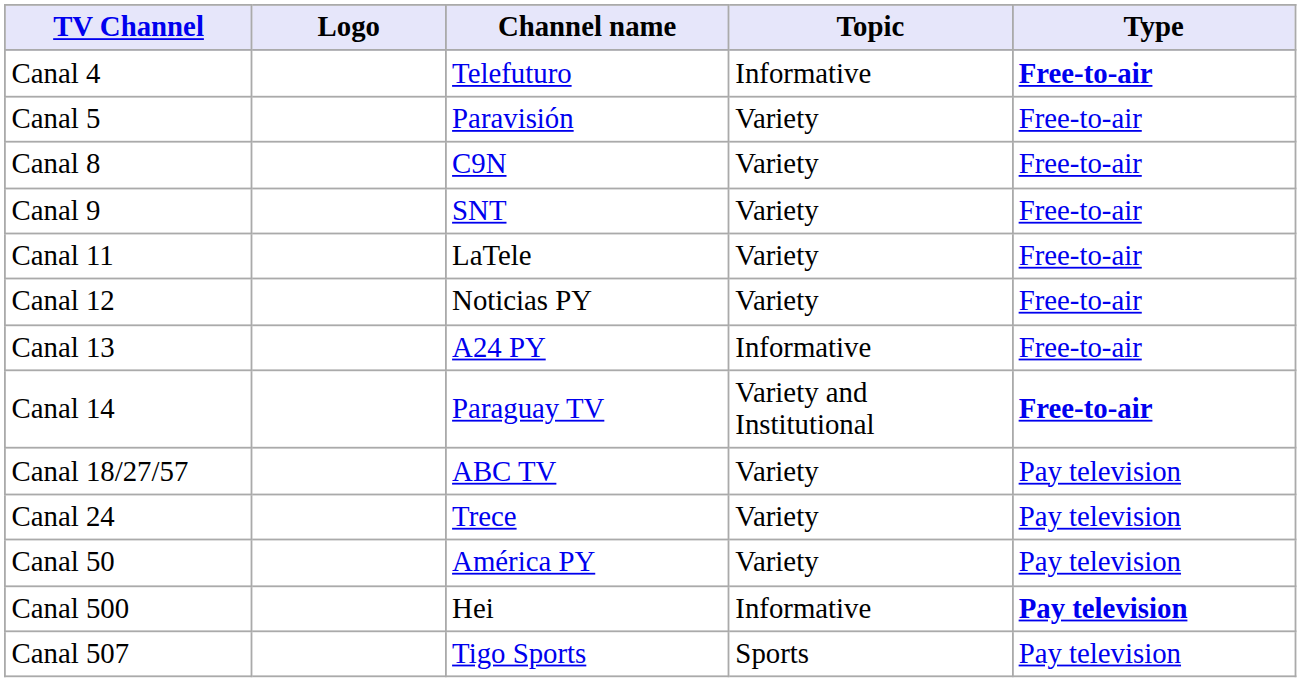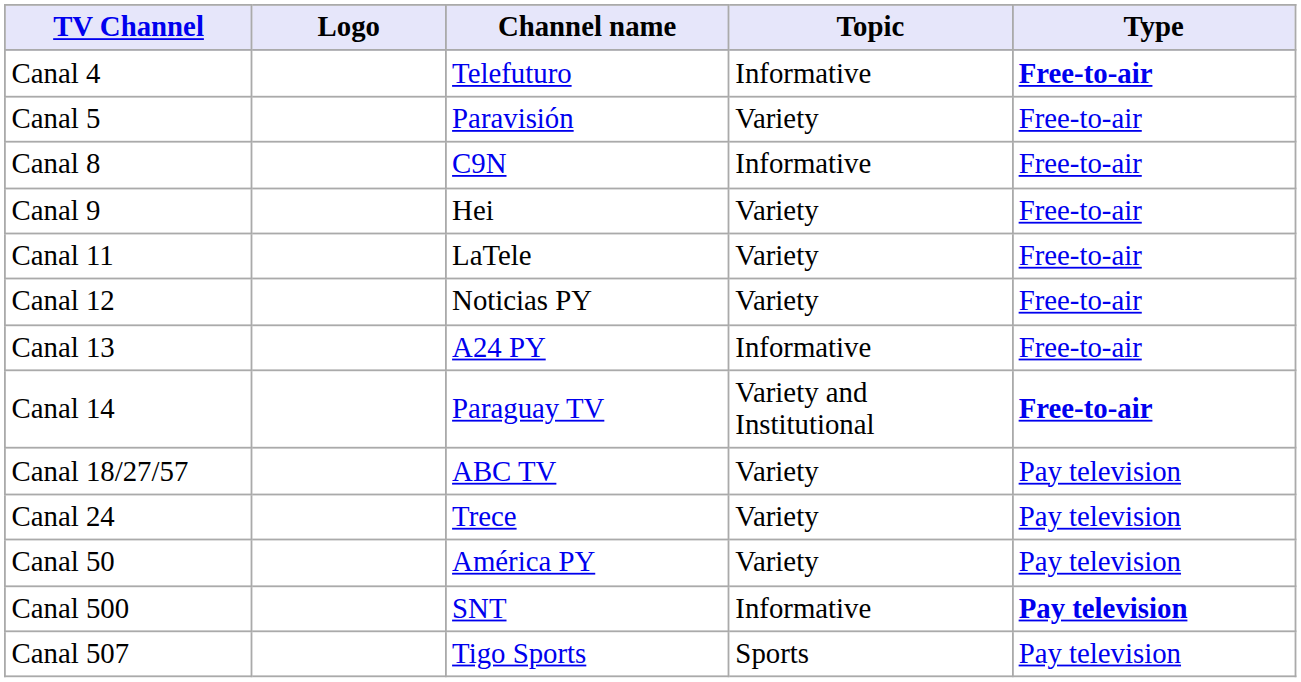(777, 164) Variety -> (803, 164) Informative
(479, 210) SNT -> (473, 210) Hei
(473, 607) Hei -> (479, 607) SNT
